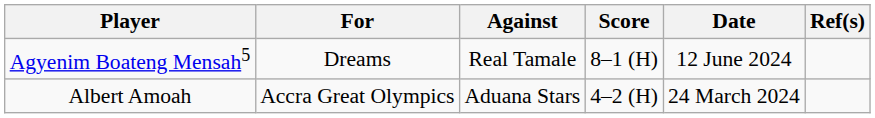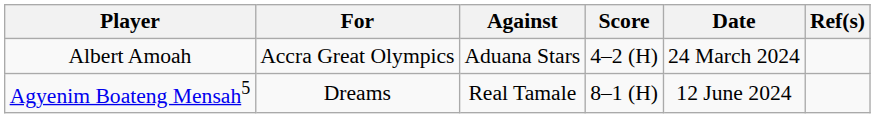rows swapped: (130, 95) <-> (130, 58)
